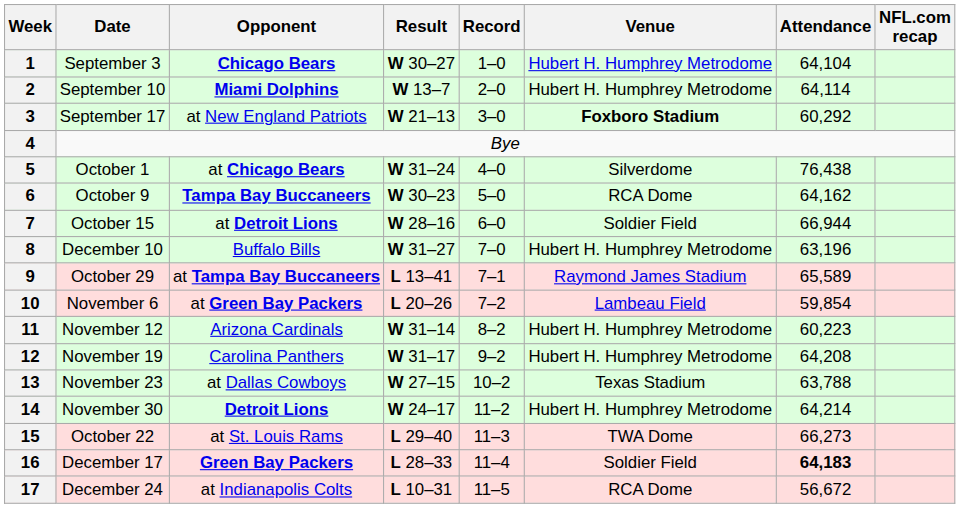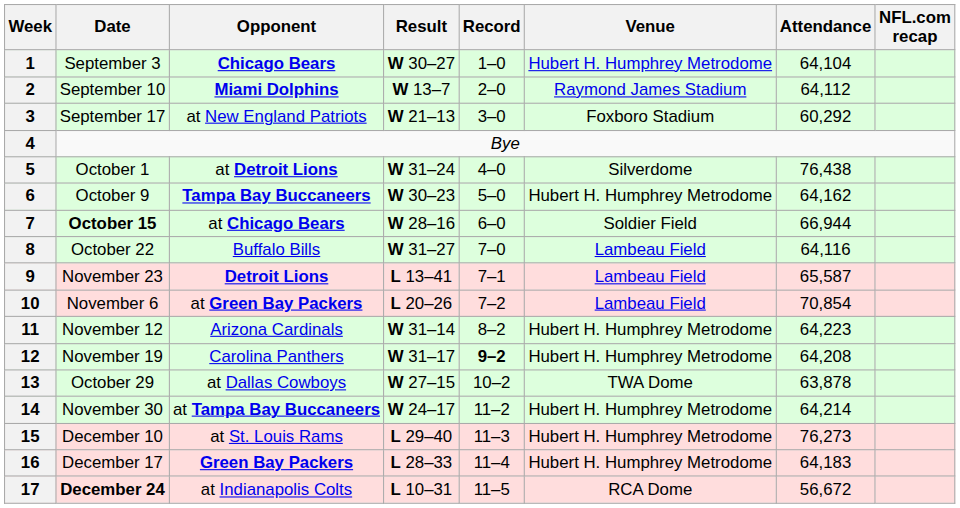(650, 90) Hubert H. Humphrey Metrodome -> (650, 90) Raymond James Stadium
(826, 90) 64,114 -> (826, 90) 64,112
(650, 116) bold -> (650, 116) normal
(277, 169) at Chicago Bears -> (277, 169) at Detroit Lions
(650, 196) RCA Dome -> (650, 196) Hubert H. Humphrey Metrodome
(112, 223) normal -> (112, 223) bold
(277, 223) at Detroit Lions -> (277, 223) at Chicago Bears
(113, 249) December 10 -> (112, 249) October 22
(650, 249) Hubert H. Humphrey Metrodome -> (650, 249) Lambeau Field
(826, 249) 63,196 -> (826, 249) 64,116
(112, 276) October 29 -> (113, 276) November 23
(277, 276) at Tampa Bay Buccaneers -> (277, 276) Detroit Lions
(650, 276) Raymond James Stadium -> (650, 276) Lambeau Field
(826, 276) 65,589 -> (826, 276) 65,587
(826, 303) 59,854 -> (826, 303) 70,854
(826, 329) 60,223 -> (826, 329) 64,223
(492, 356) normal -> (492, 356) bold
(113, 383) November 23 -> (112, 383) October 29
(650, 383) Texas Stadium -> (650, 383) TWA Dome
(826, 383) 63,788 -> (826, 383) 63,878
(277, 409) Detroit Lions -> (277, 409) at Tampa Bay Buccaneers
(112, 436) October 22 -> (113, 436) December 10
(650, 436) TWA Dome -> (650, 436) Hubert H. Humphrey Metrodome
(826, 436) 66,273 -> (826, 436) 76,273
(650, 463) Soldier Field -> (650, 463) Hubert H. Humphrey Metrodome
(826, 463) bold -> (826, 463) normal
(113, 489) normal -> (112, 489) bold
